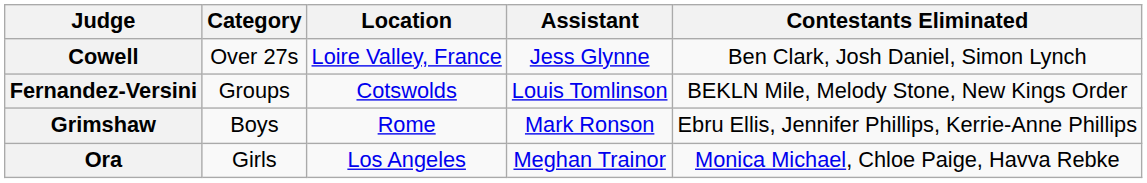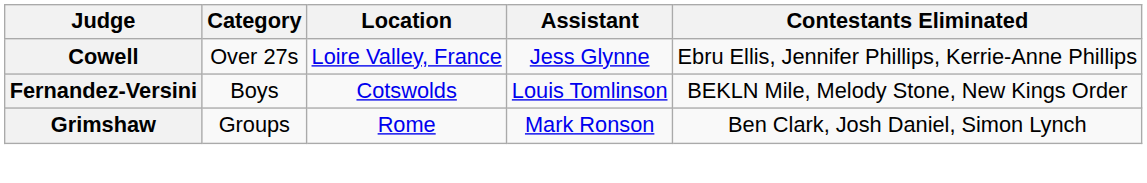(907, 56) Ben Clark, Josh Daniel, Simon Lynch -> (907, 56) Ebru Ellis, Jennifer Phillips, Kerrie-Anne Phillips
(254, 90) Groups -> (254, 90) Boys
(254, 125) Boys -> (254, 125) Groups
(907, 125) Ebru Ellis, Jennifer Phillips, Kerrie-Anne Phillips -> (907, 125) Ben Clark, Josh Daniel, Simon Lynch
- row: (103, 159)
